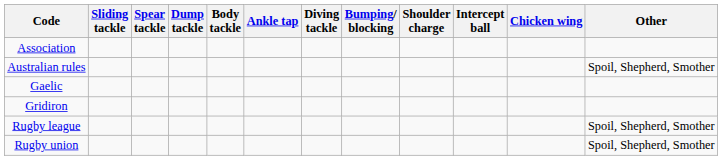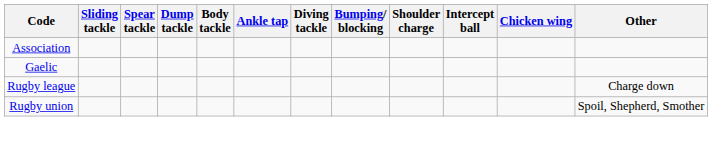- row: (46, 67)
- row: (46, 106)
(651, 125) Spoil, Shepherd, Smother -> (641, 86) Charge down
